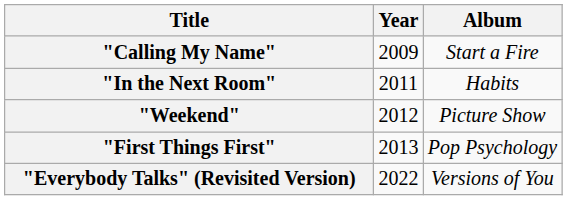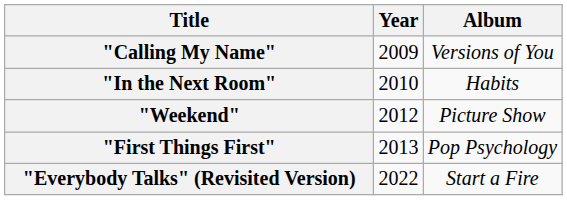(492, 52) Start a Fire -> (492, 52) Versions of You
(398, 83) 2011 -> (398, 83) 2010
(492, 178) Versions of You -> (492, 178) Start a Fire
